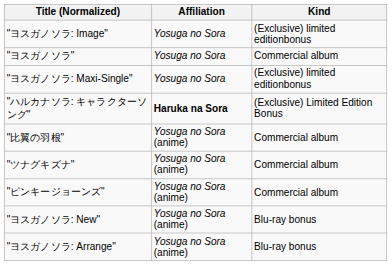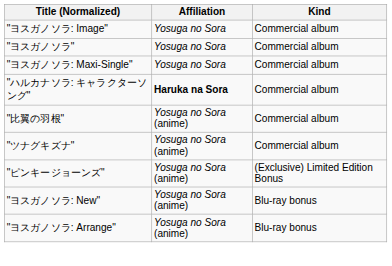(295, 34) (Exclusive) limited editionbonus -> (297, 29) Commercial album
(295, 79) (Exclusive) limited editionbonus -> (297, 65) Commercial album
(313, 108) (Exclusive) Limited Edition Bonus -> (297, 89) Commercial album
(296, 192) Commercial album -> (314, 173) (Exclusive) Limited Edition Bonus
